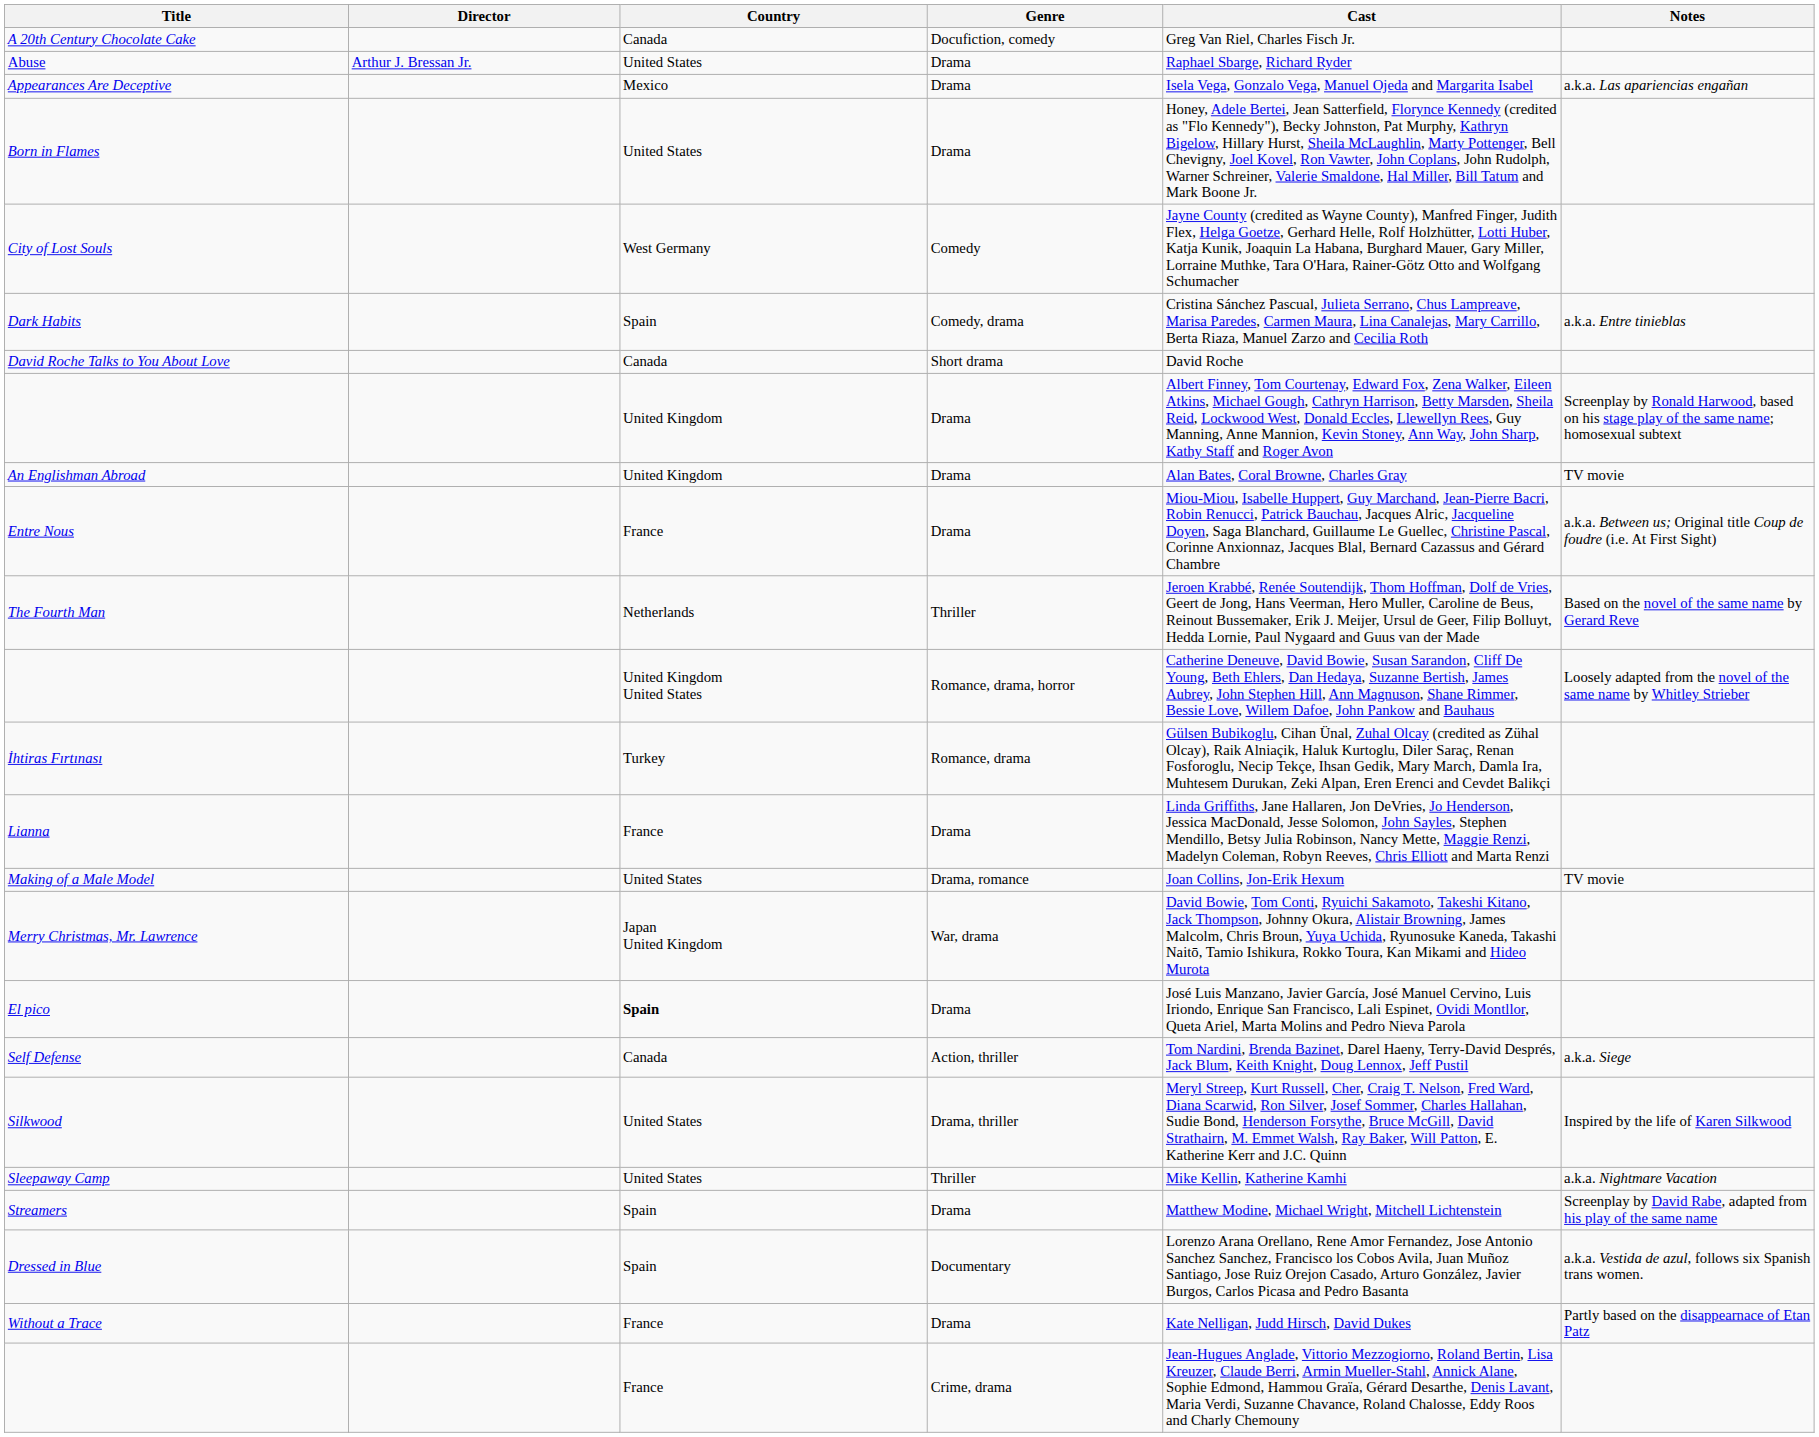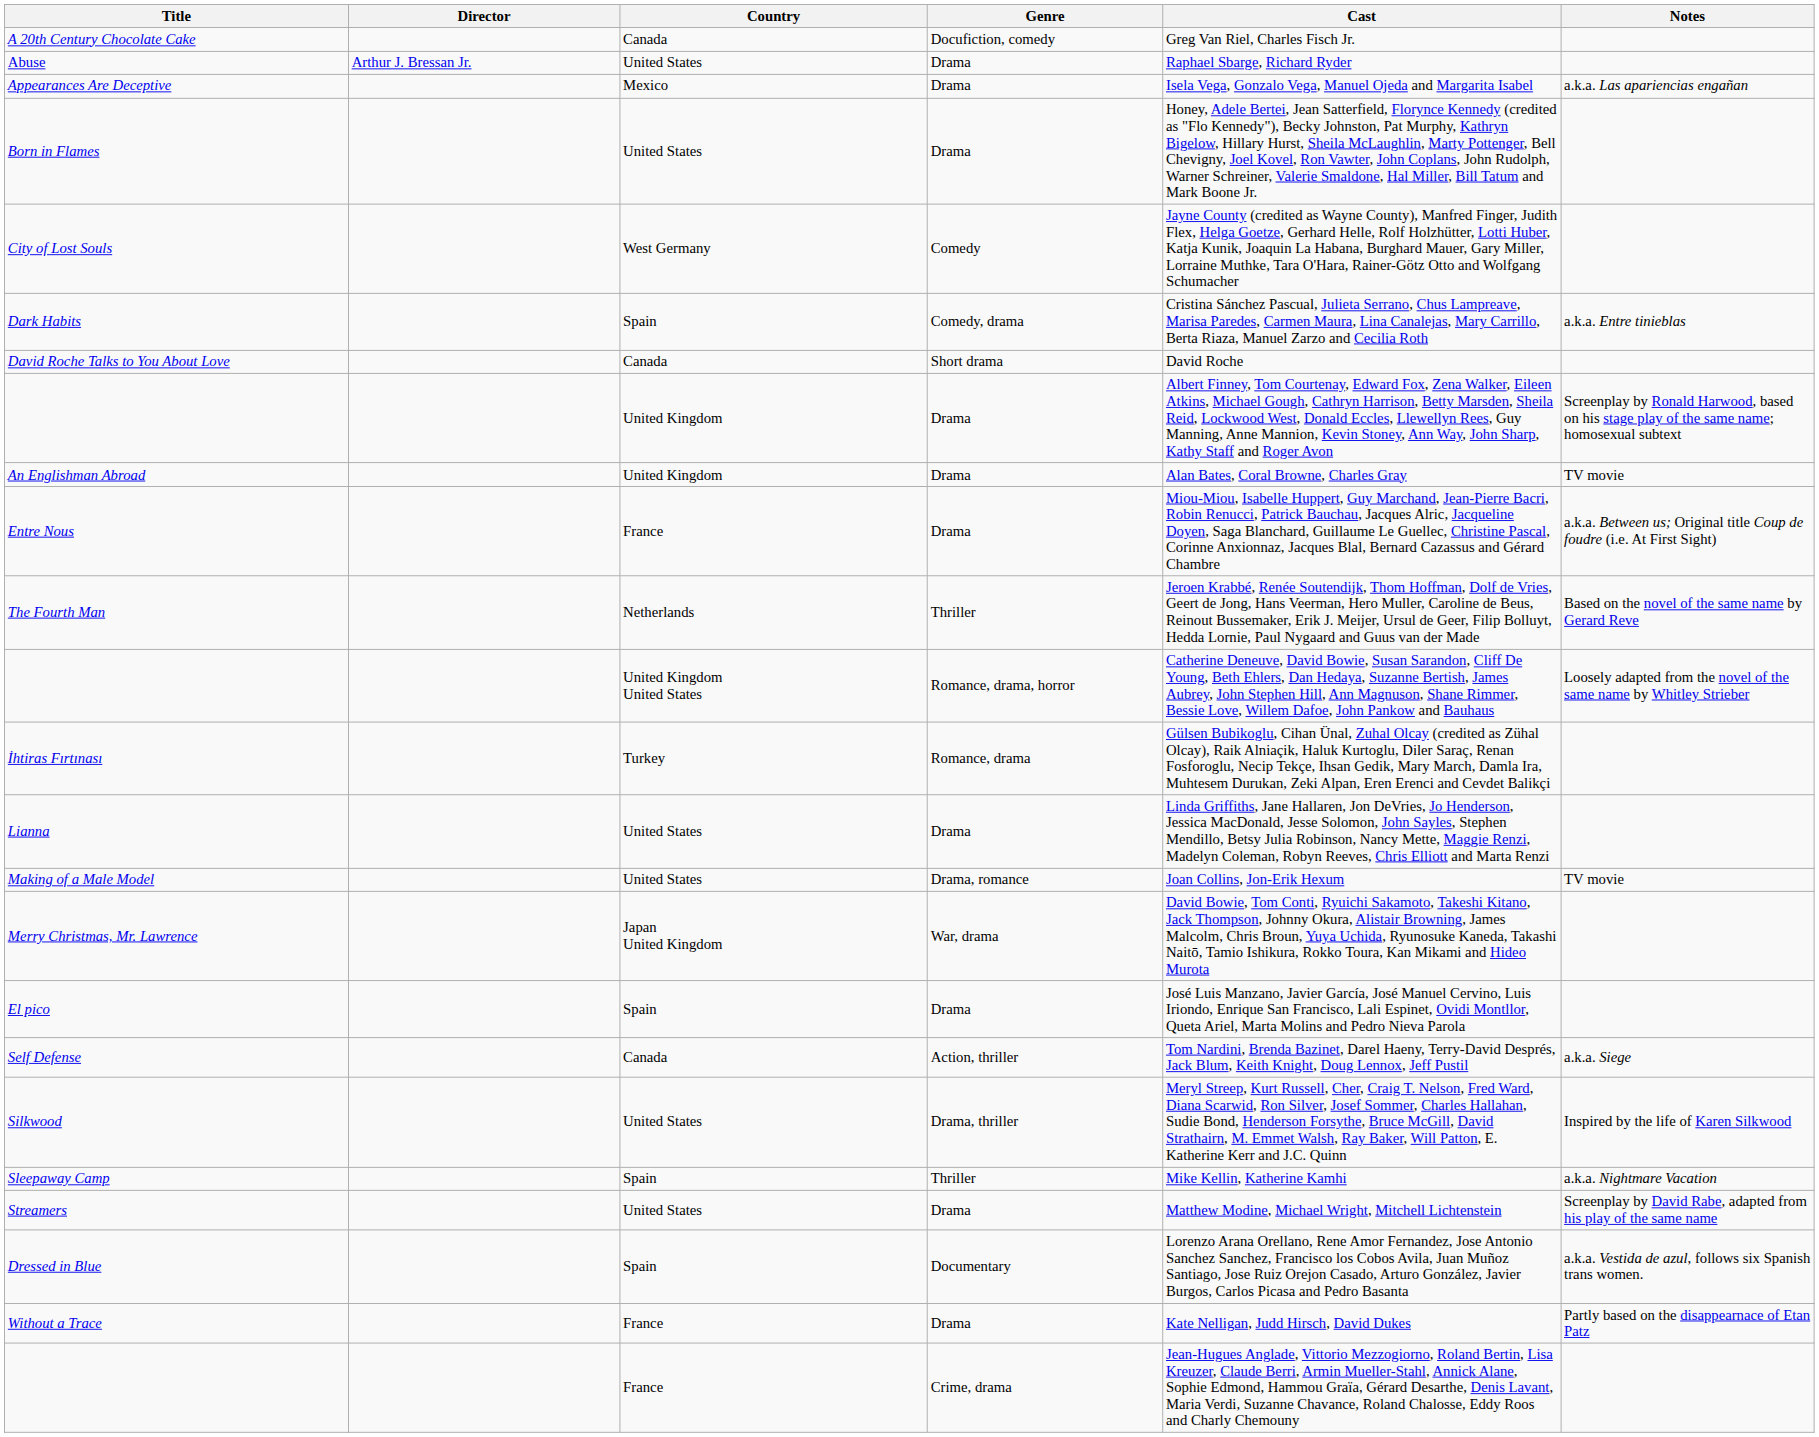(643, 831) France -> (663, 831) United States
(641, 1009) bold -> (640, 1009) normal
(663, 1178) United States -> (640, 1178) Spain
(640, 1210) Spain -> (663, 1210) United States
